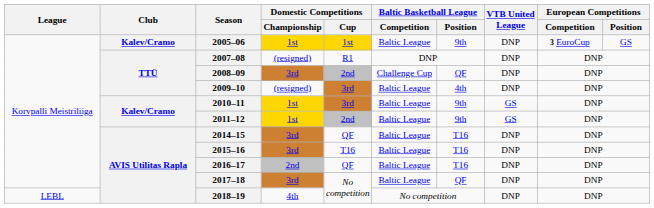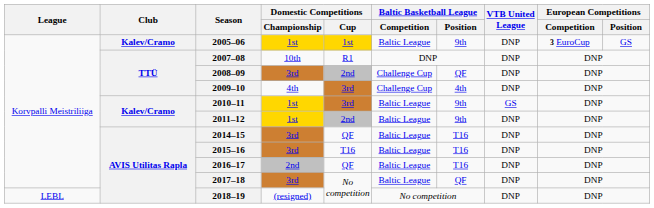(292, 58) (resigned) -> (292, 58) 10th
(292, 88) (resigned) -> (292, 88) 4th
(404, 88) Baltic League -> (404, 88) Challenge Cup
(511, 119) GS -> (511, 119) DNP
(292, 195) 4th -> (292, 195) (resigned)
